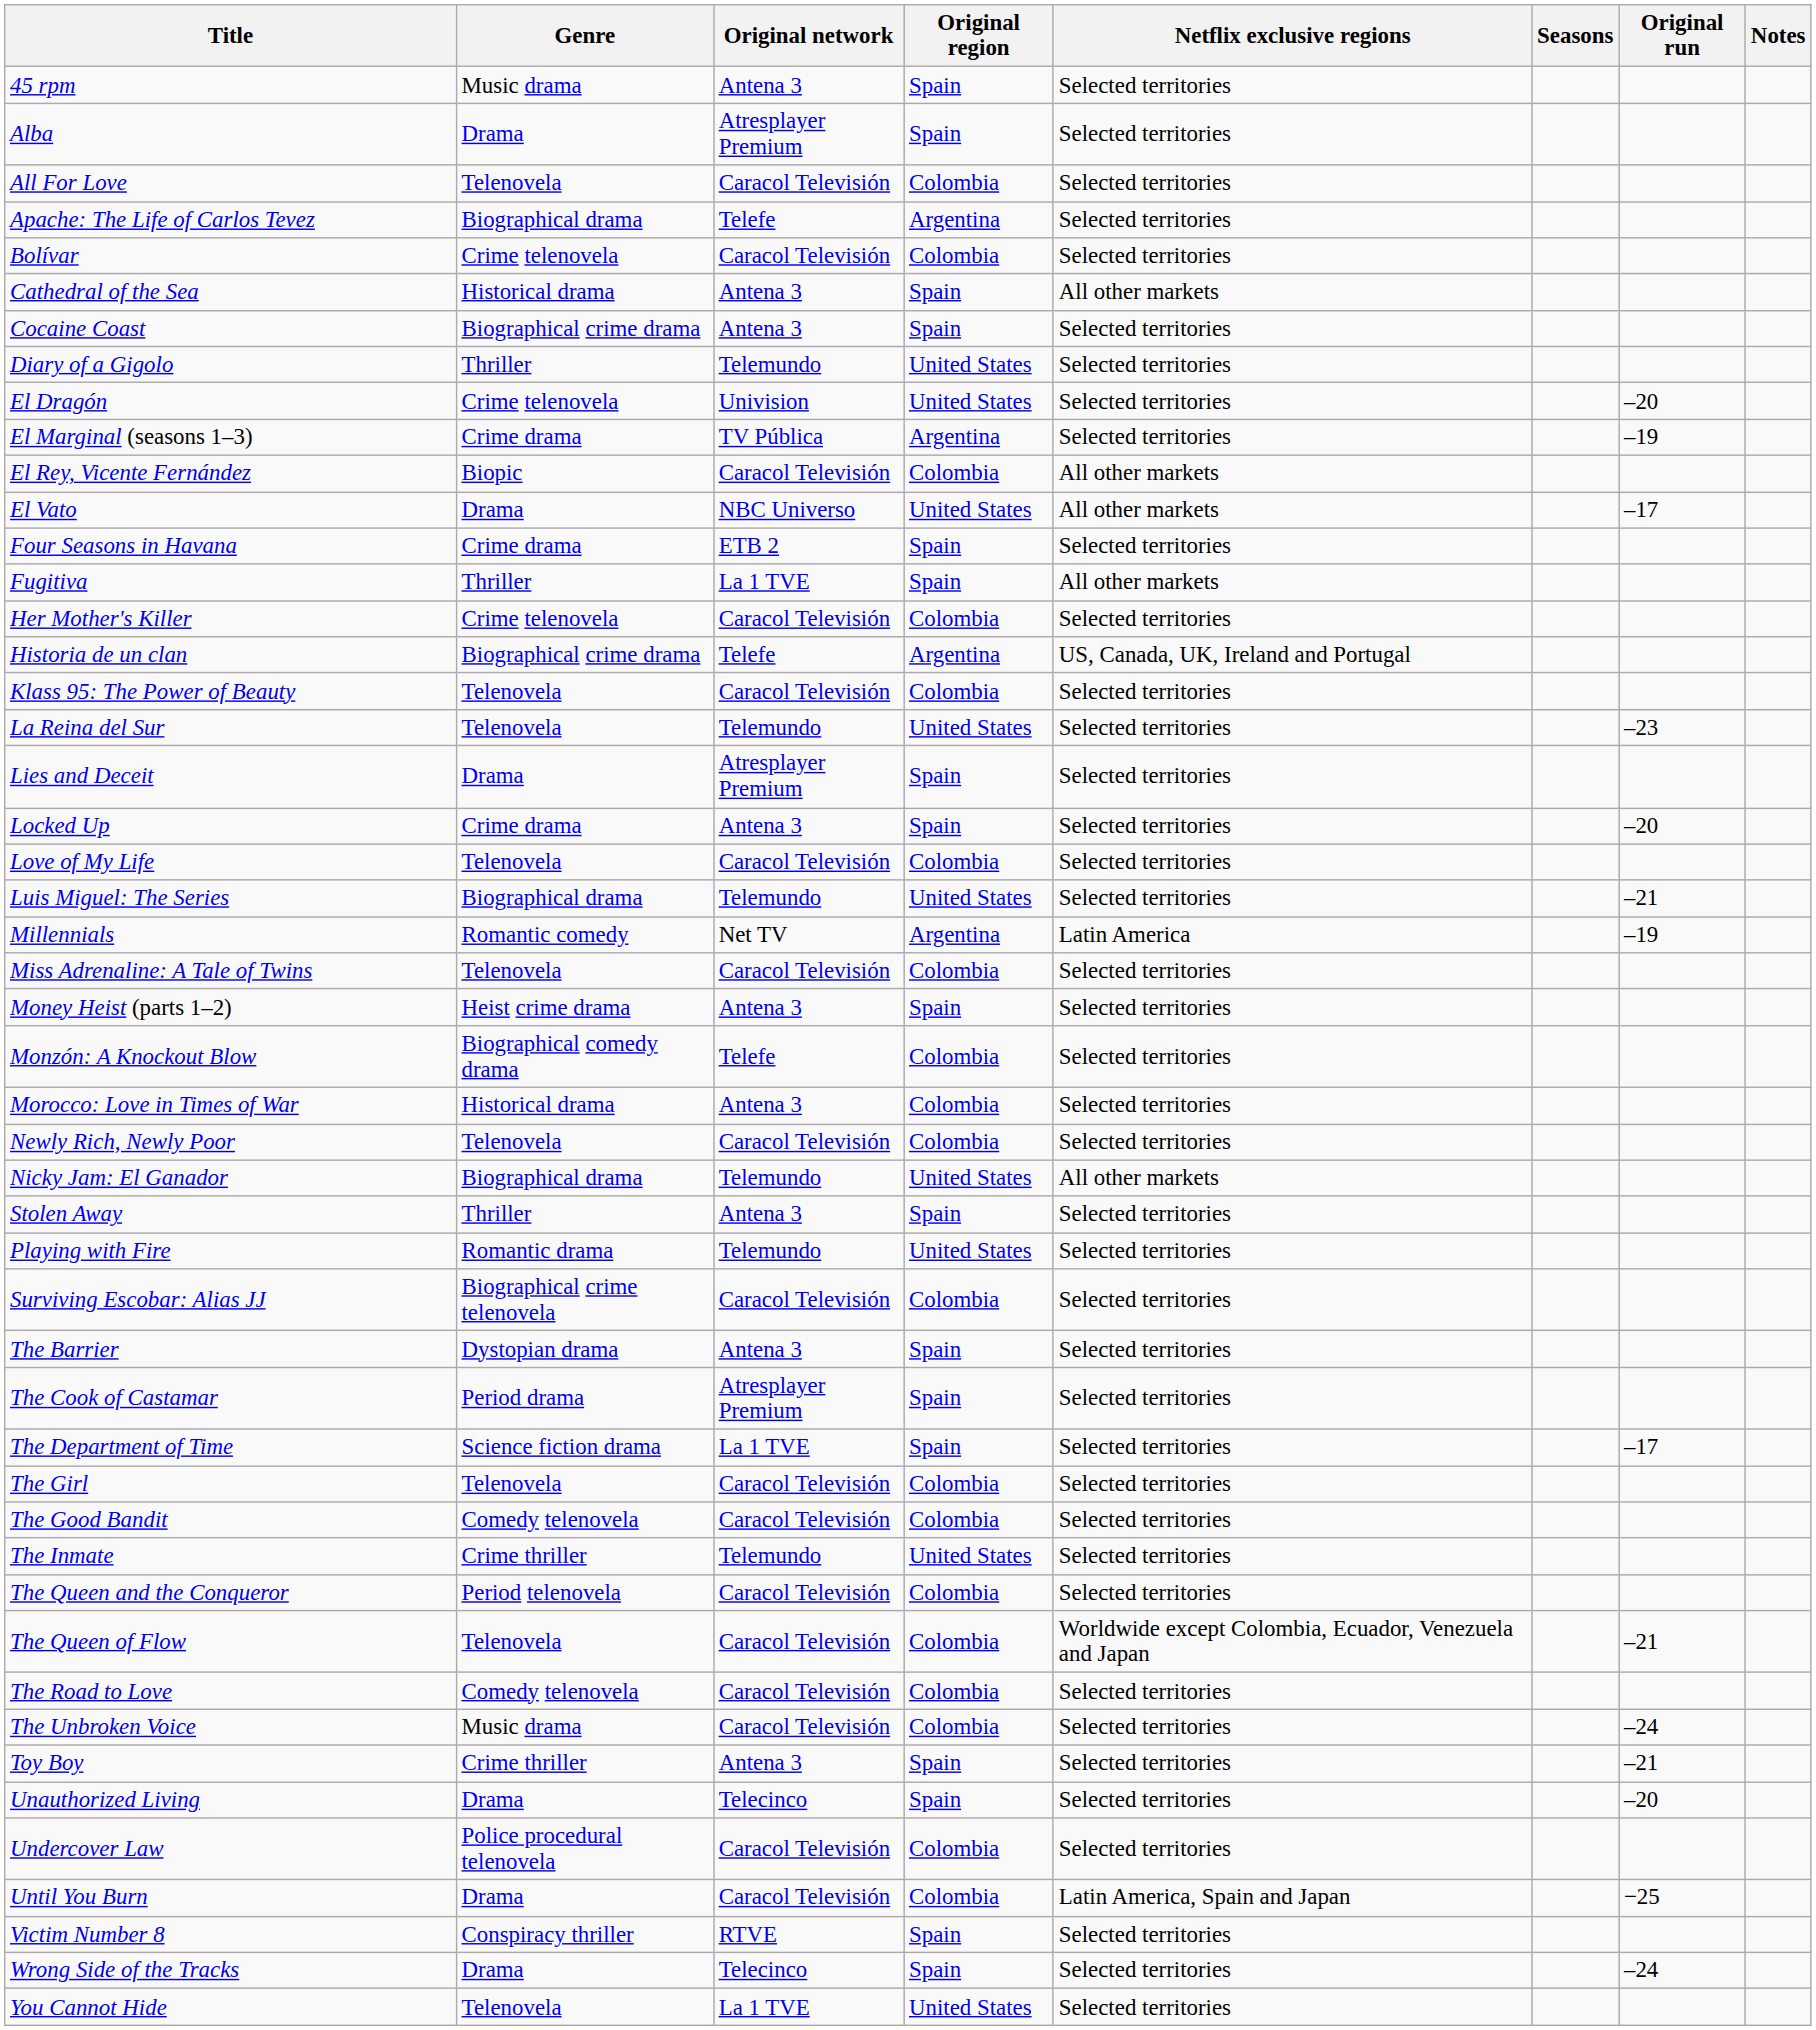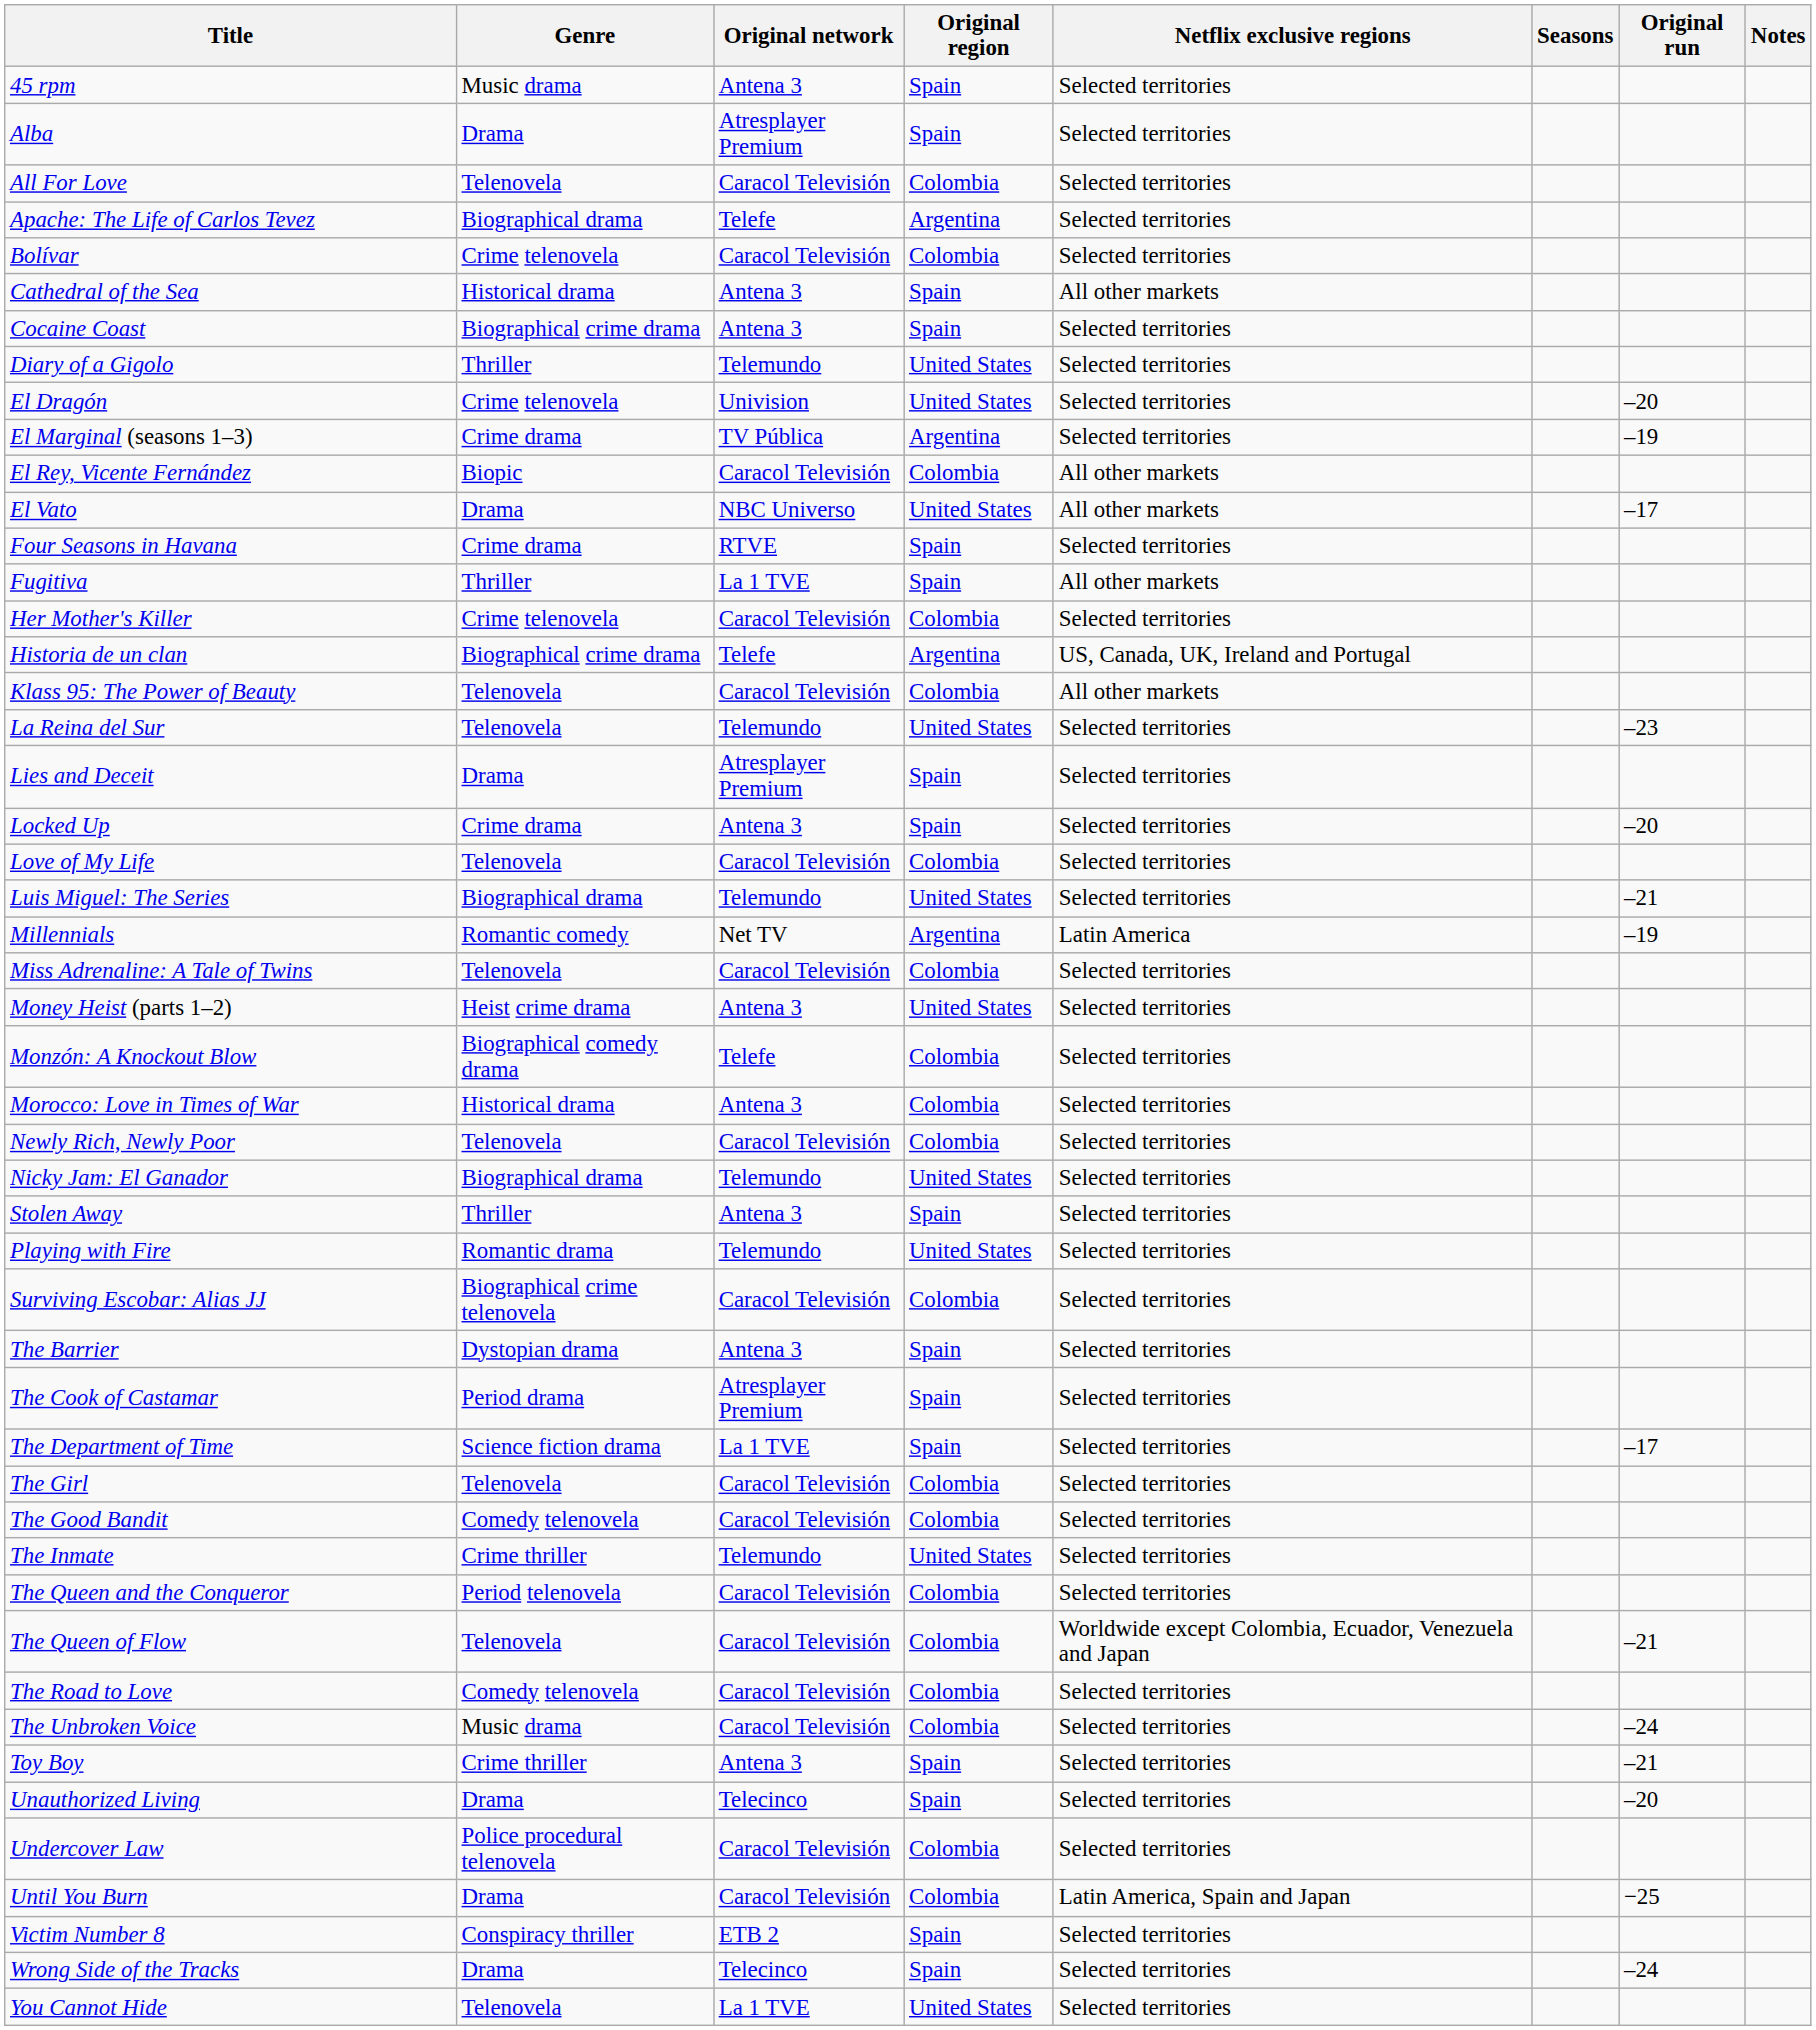(749, 545) ETB 2 -> (748, 545) RTVE
(1145, 690) Selected territories -> (1139, 690) All other markets
(935, 1007) Spain -> (970, 1007) United States
(1139, 1177) All other markets -> (1145, 1177) Selected territories
(748, 1934) RTVE -> (749, 1934) ETB 2
